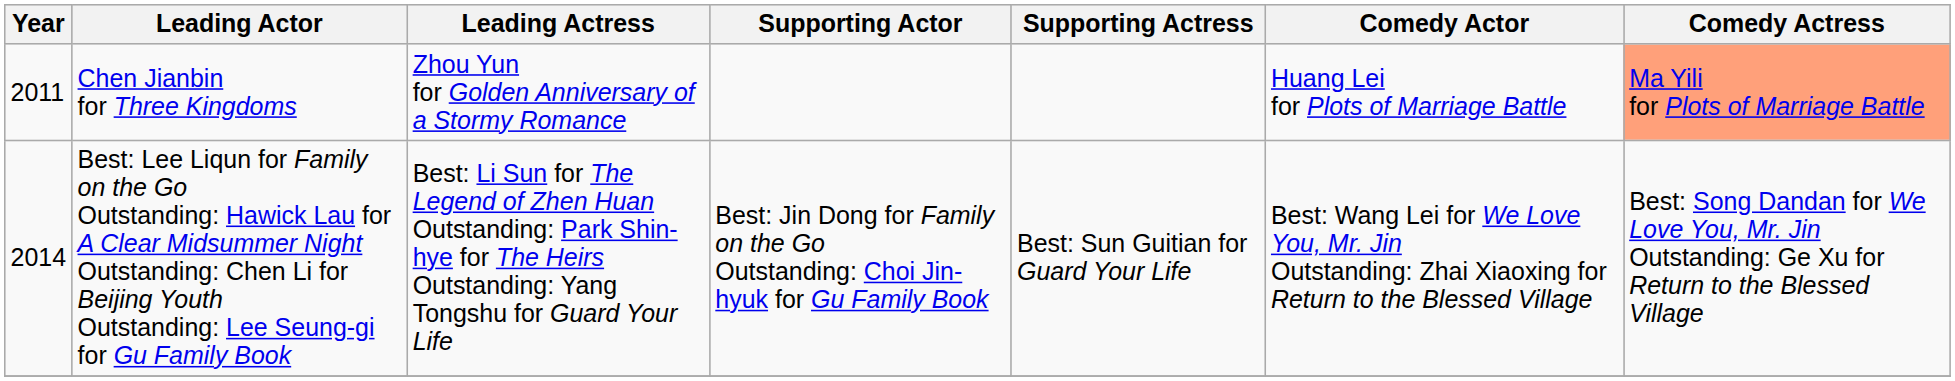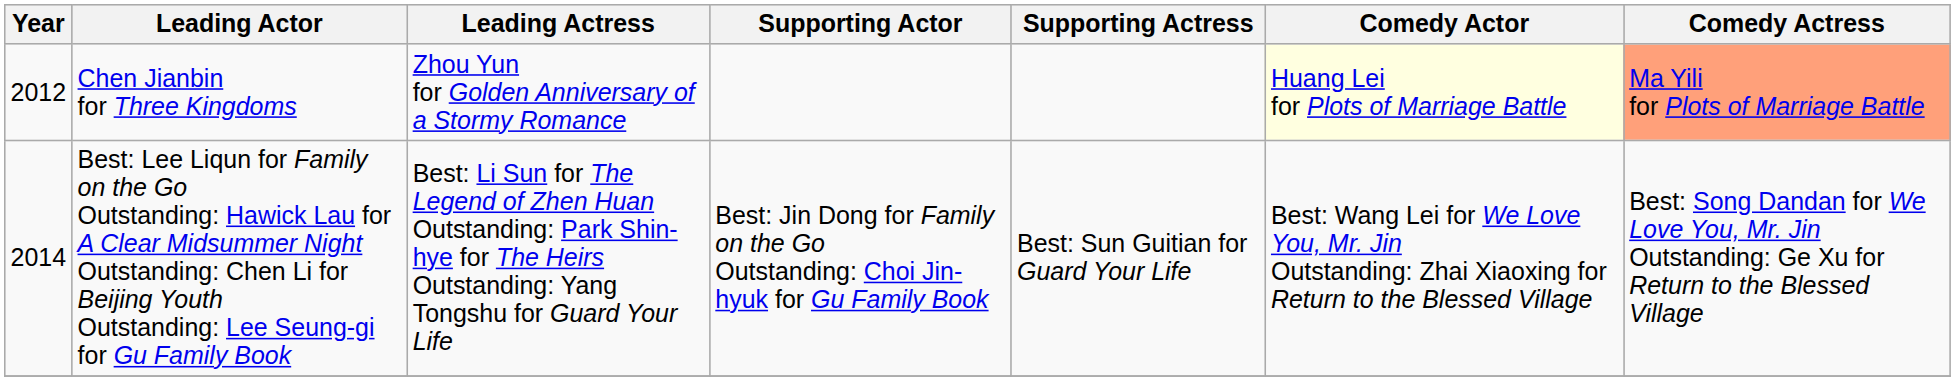(37, 91) 2011 -> (38, 91) 2012
(1419, 91) no background -> (1419, 91) lightyellow background
